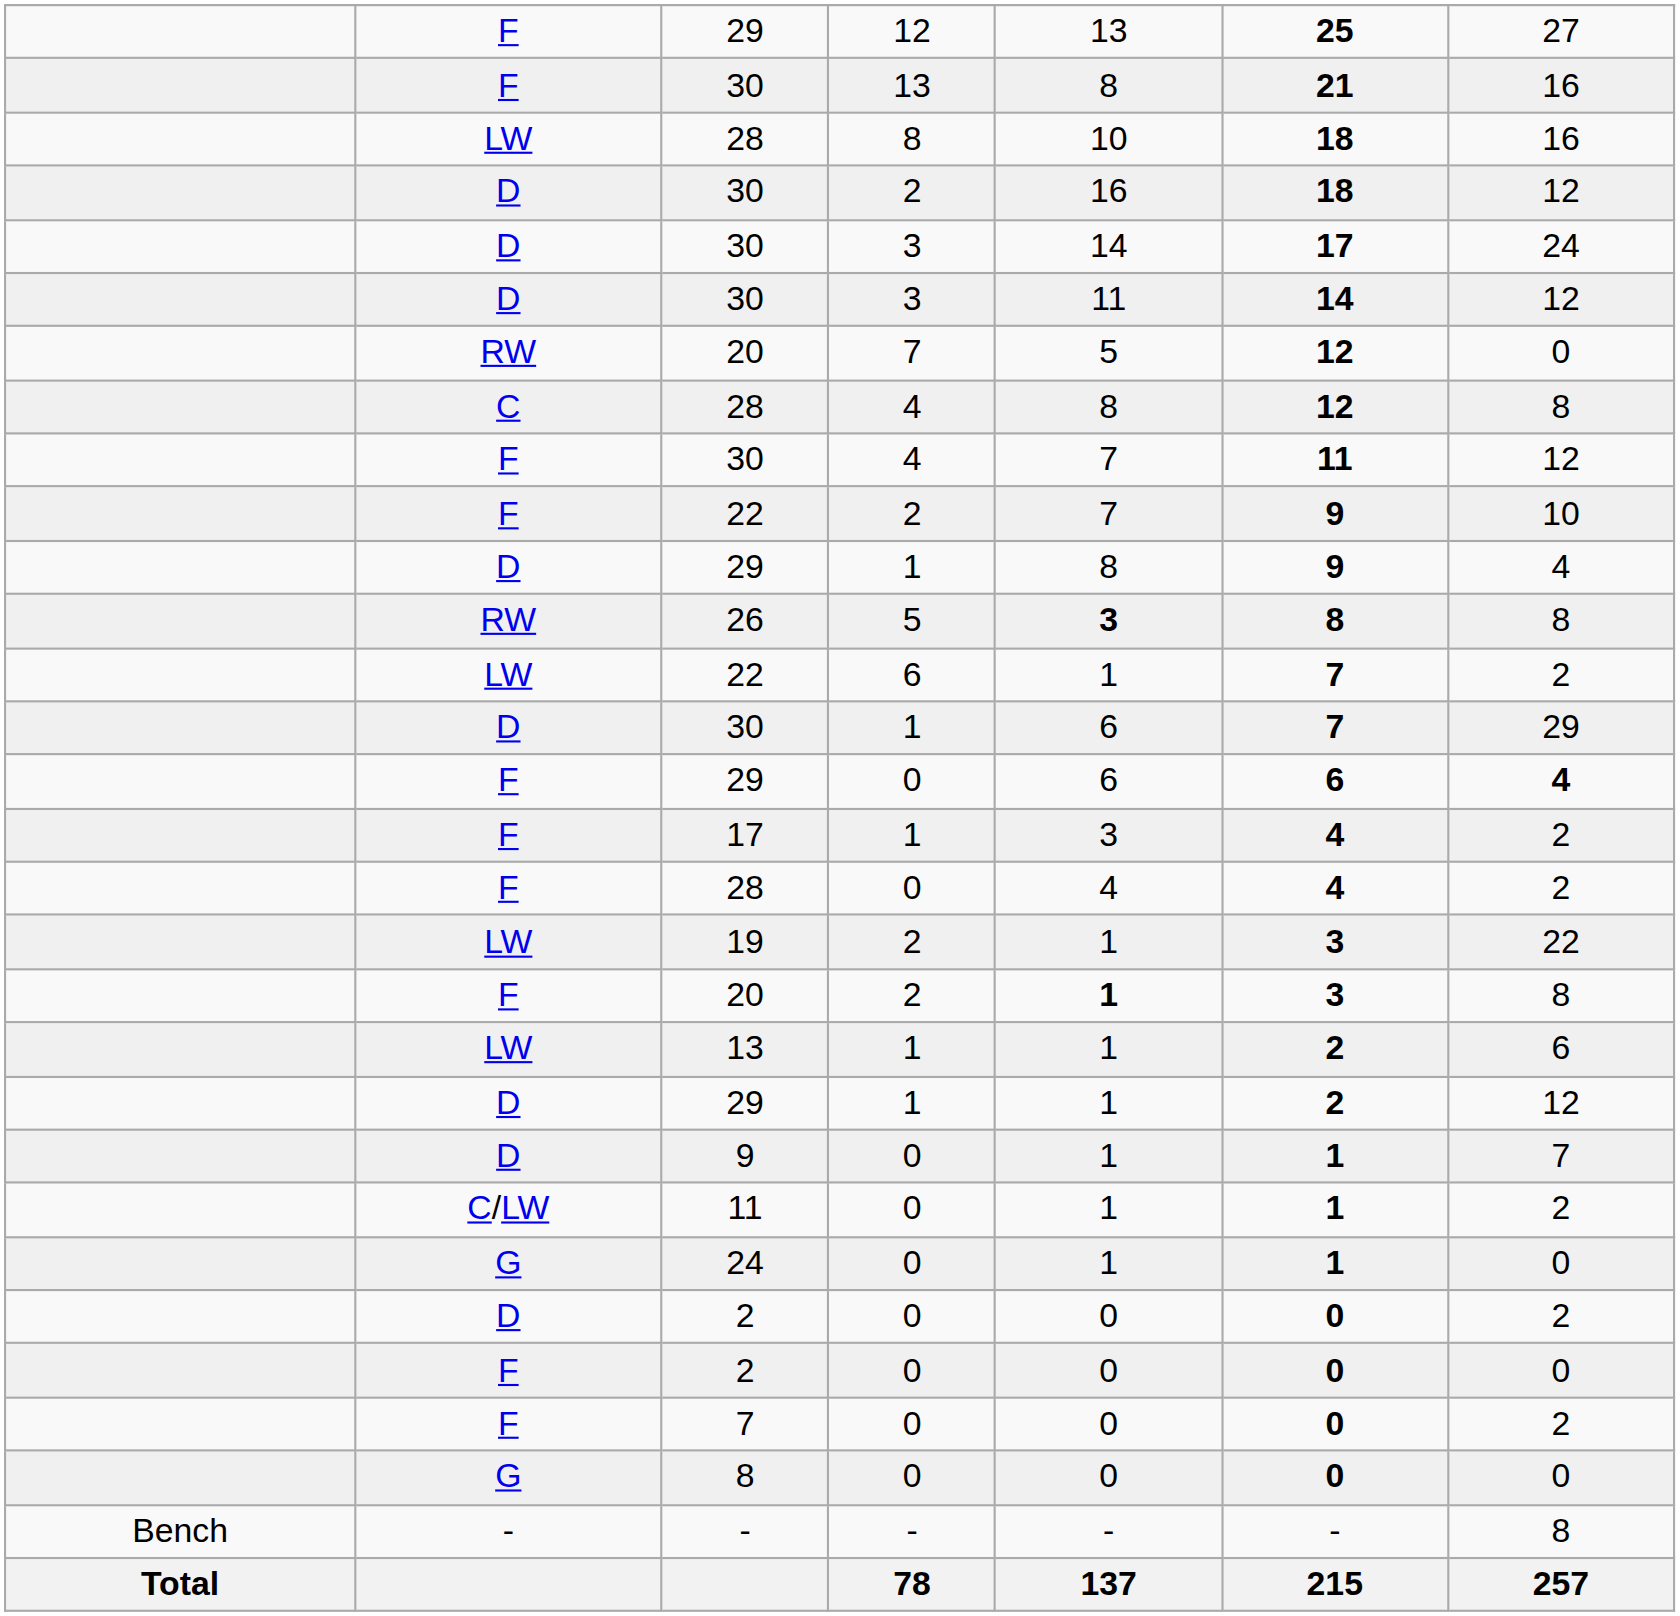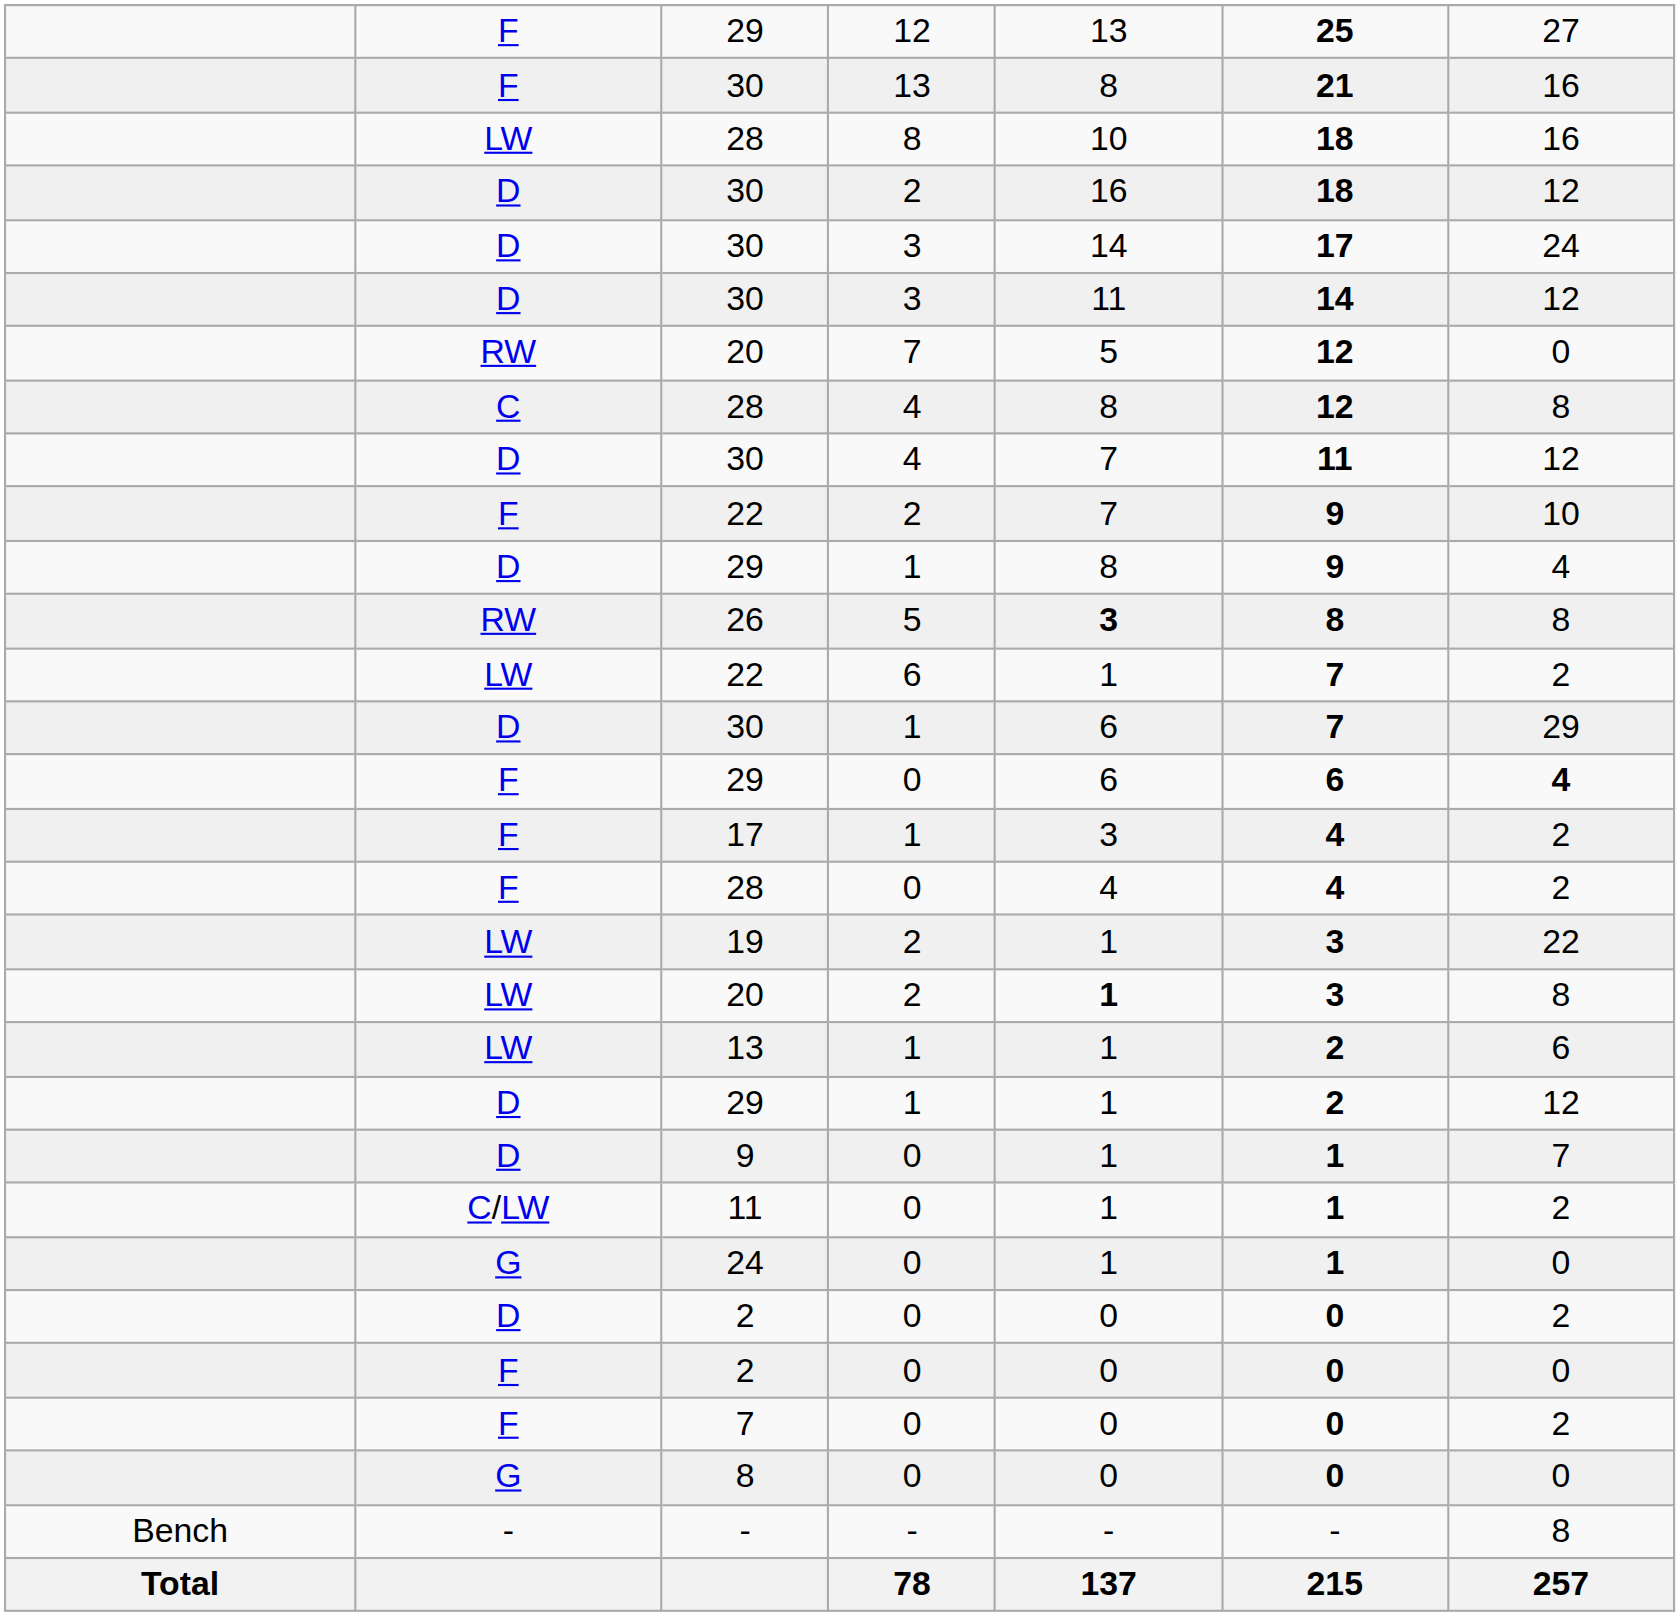(508, 459) F -> (508, 459) D
(508, 995) F -> (508, 995) LW
